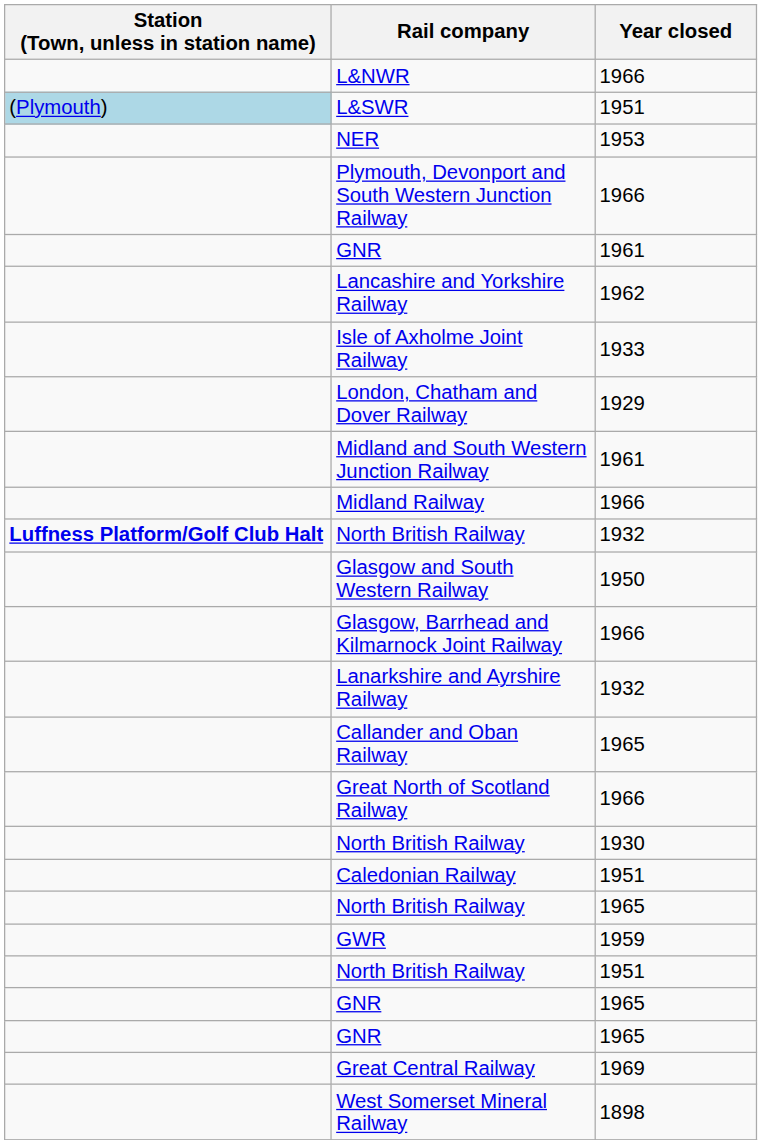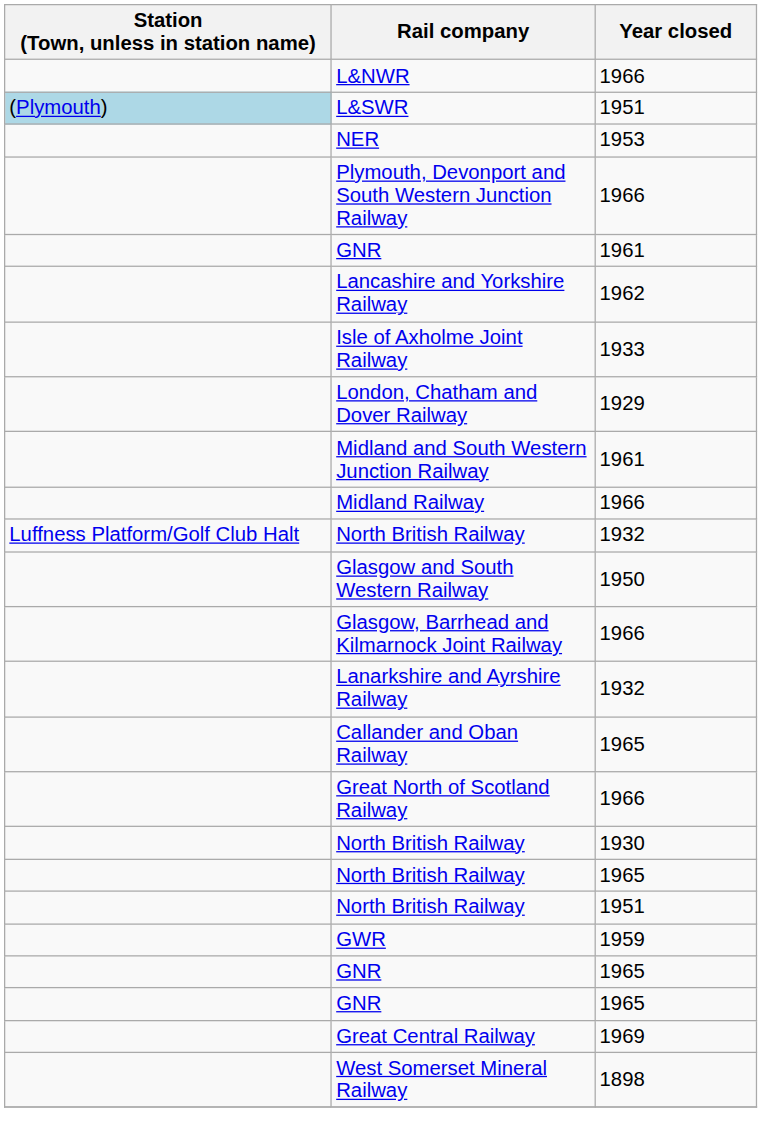(166, 535) bold -> (154, 535) normal
- row: (426, 875)
rows swapped: (361, 939) <-> (430, 971)
